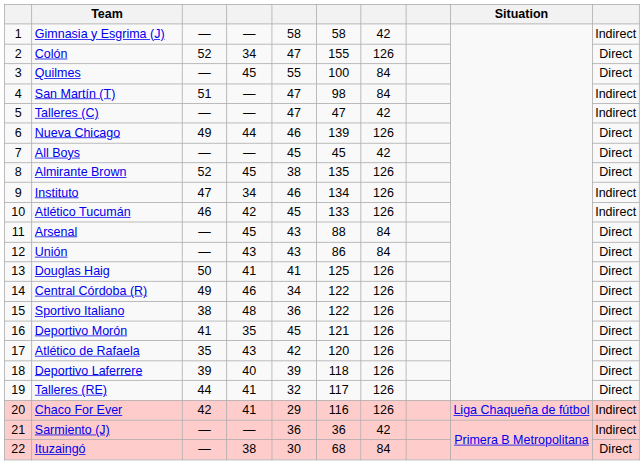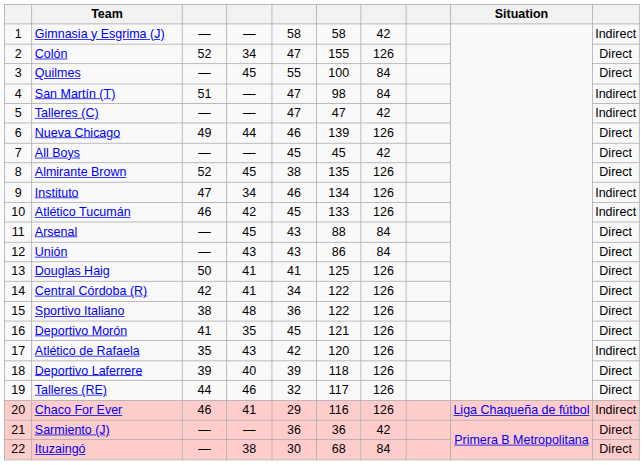(204, 291) 49 -> (204, 291) 42
(249, 291) 46 -> (249, 291) 41
(616, 350) Direct -> (616, 350) Indirect
(249, 390) 41 -> (249, 390) 46
(204, 410) 42 -> (204, 410) 46
(616, 430) Indirect -> (616, 430) Direct
